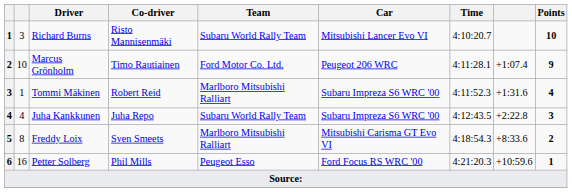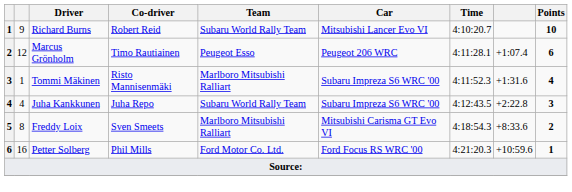(22, 35) 3 -> (22, 29) 9
(141, 35) Risto Mannisenmäki -> (136, 29) Robert Reid
(22, 64) 10 -> (22, 52) 12
(242, 64) Ford Motor Co. Ltd. -> (227, 52) Peugeot Esso
(551, 64) 9 -> (551, 52) 6
(136, 92) Robert Reid -> (141, 80) Risto Mannisenmäki
(227, 161) Peugeot Esso -> (242, 149) Ford Motor Co. Ltd.
